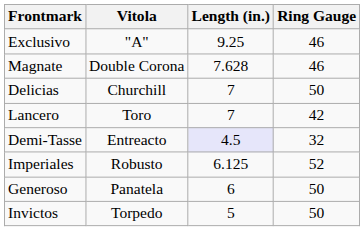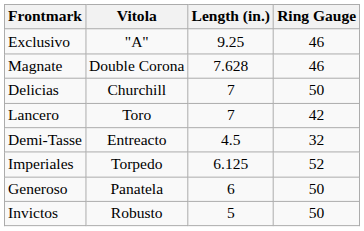(231, 139) lavender background -> (231, 139) no background
(137, 164) Robusto -> (137, 164) Torpedo
(137, 213) Torpedo -> (137, 213) Robusto
